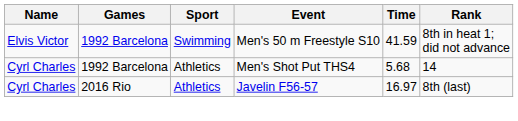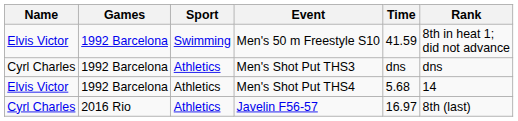+ row: (296, 67)
(41, 67) Cyrl Charles -> (38, 87) Elvis Victor
